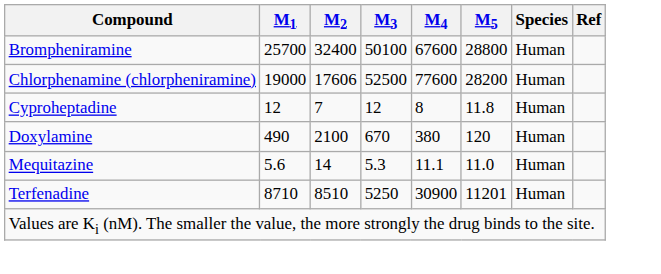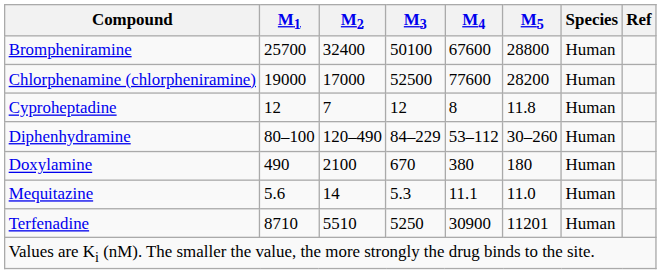(335, 78) 17606 -> (344, 78) 17000
+ row: (70, 136)
(478, 136) 120 -> (520, 165) 180
(331, 194) 8510 -> (340, 222) 5510
